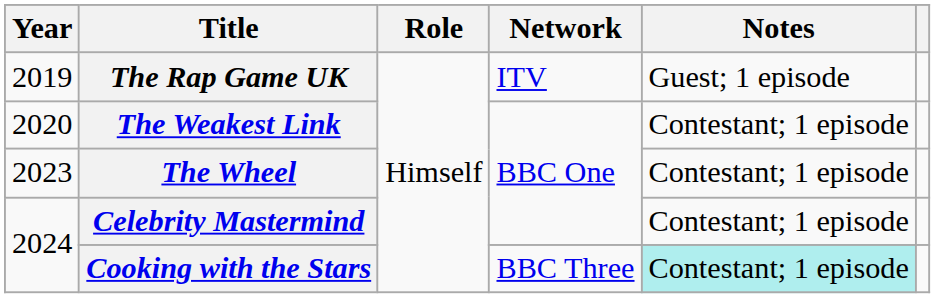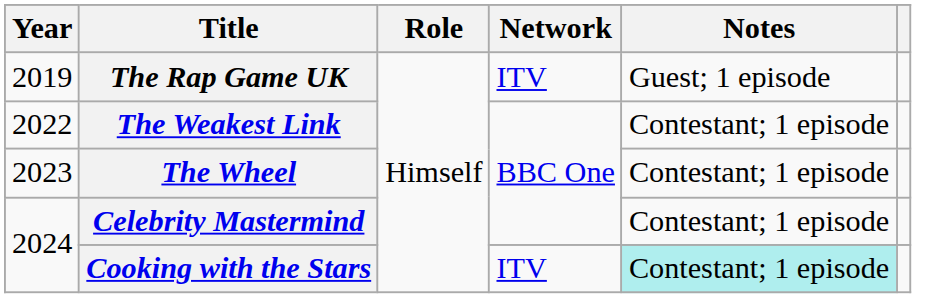(42, 124) 2020 -> (42, 124) 2022
(566, 268) BBC Three -> (522, 268) ITV
